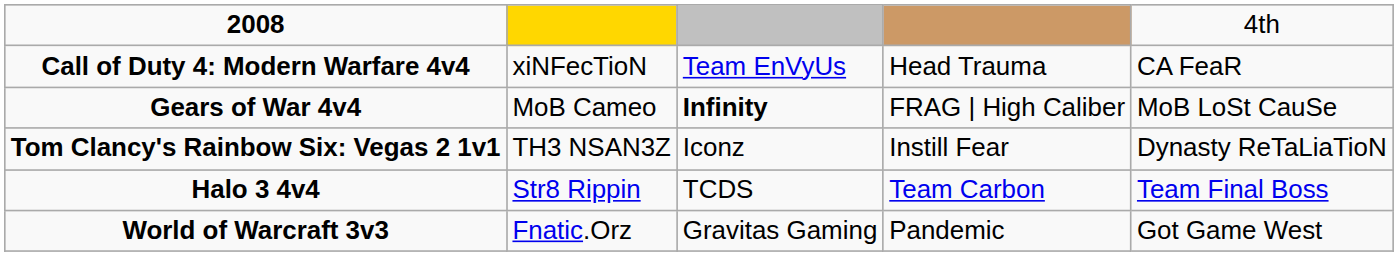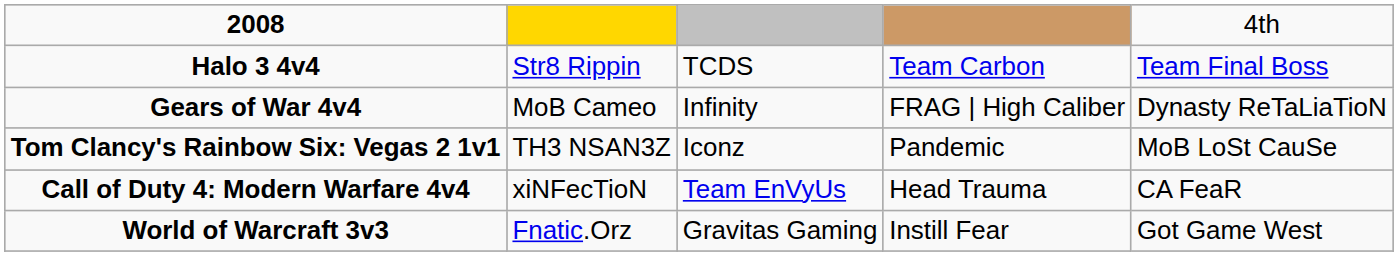rows swapped: (256, 189) <-> (256, 66)
(725, 107) bold -> (720, 107) normal
(1237, 107) MoB LoSt CauSe -> (1262, 107) Dynasty ReTaLiaTioN
(949, 148) Instill Fear -> (947, 148) Pandemic
(1262, 148) Dynasty ReTaLiaTioN -> (1237, 148) MoB LoSt CauSe
(947, 230) Pandemic -> (949, 230) Instill Fear
